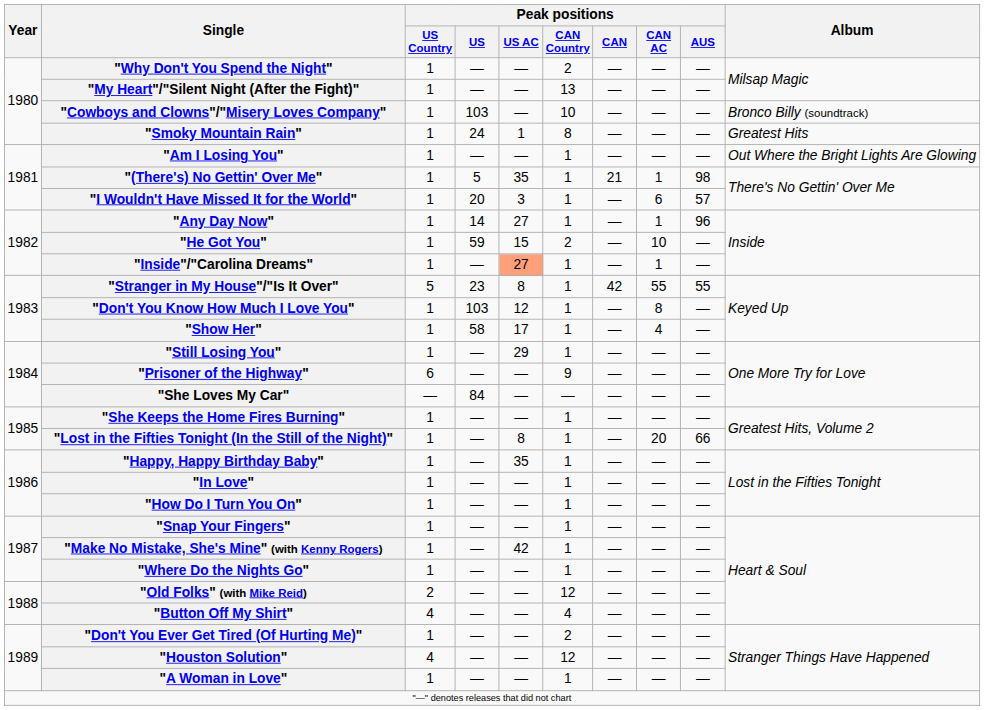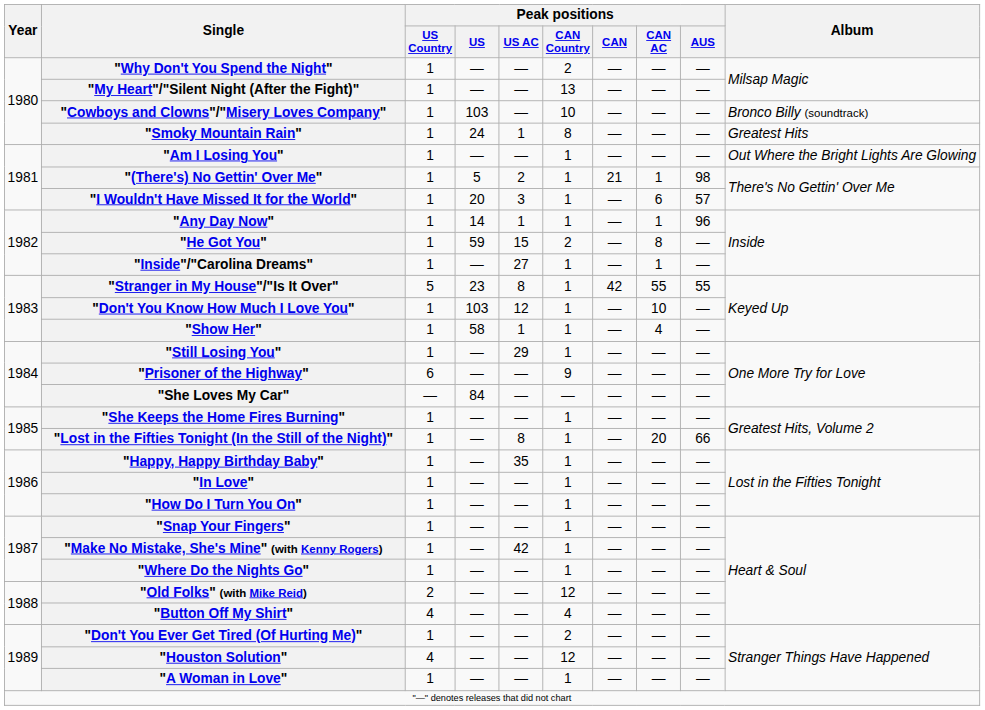(521, 177) 35 -> (521, 177) 2
(521, 221) 27 -> (521, 221) 1
(659, 243) 10 -> (659, 243) 8
(521, 264) lightsalmon background -> (521, 264) no background
(659, 308) 8 -> (659, 308) 10
(521, 330) 17 -> (521, 330) 1
